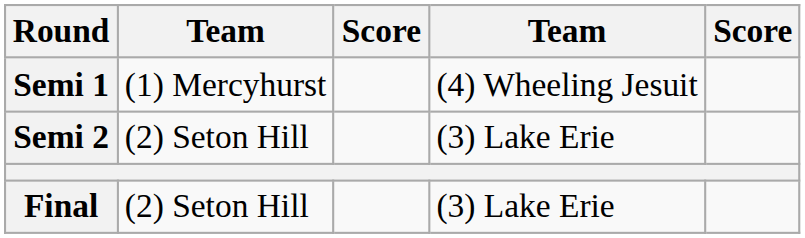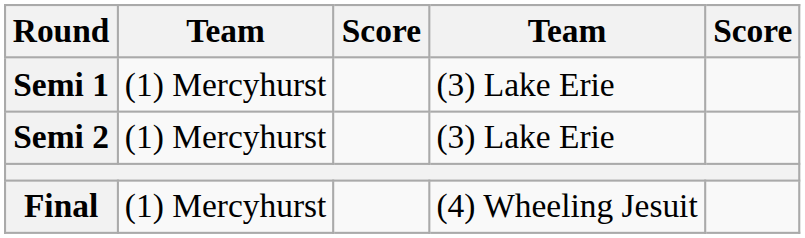(567, 84) (4) Wheeling Jesuit -> (526, 84) (3) Lake Erie
(217, 137) (2) Seton Hill -> (226, 137) (1) Mercyhurst
(217, 205) (2) Seton Hill -> (226, 205) (1) Mercyhurst
(526, 205) (3) Lake Erie -> (567, 205) (4) Wheeling Jesuit
